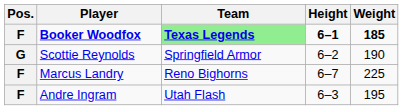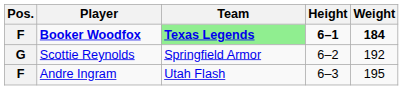(374, 34) 185 -> (374, 34) 184
(374, 54) 190 -> (374, 54) 192
- row: (82, 74)
